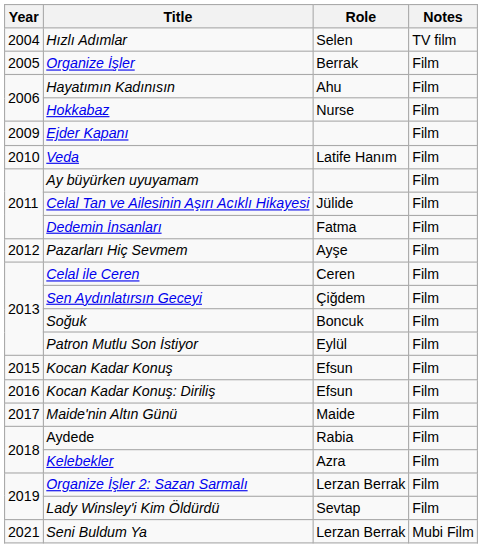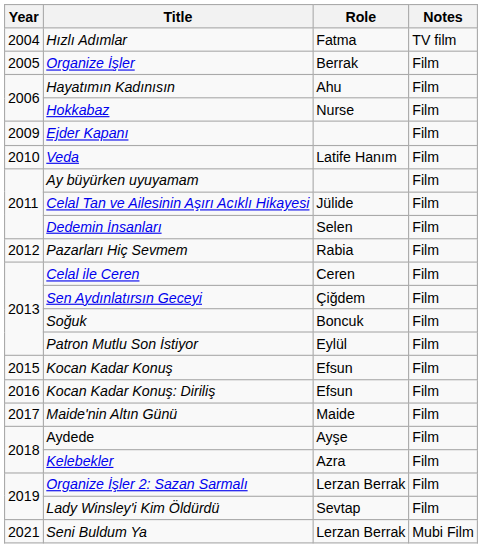(334, 39) Selen -> (336, 39) Fatma
(336, 227) Fatma -> (334, 227) Selen
(332, 250) Ayşe -> (335, 250) Rabia
(335, 438) Rabia -> (332, 438) Ayşe
